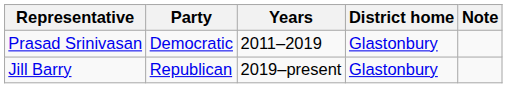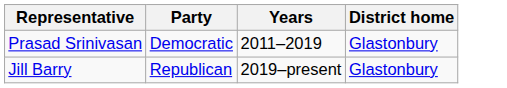- column: (480, 17)
